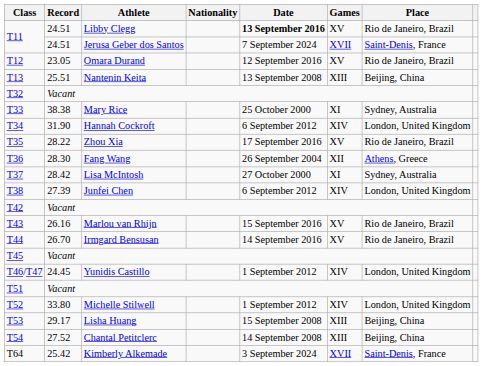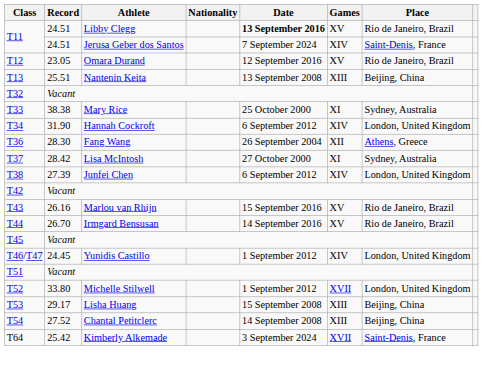(340, 45) XVII -> (339, 45) XIV
- row: (15, 142)
(339, 304) XIV -> (340, 288) XVII
